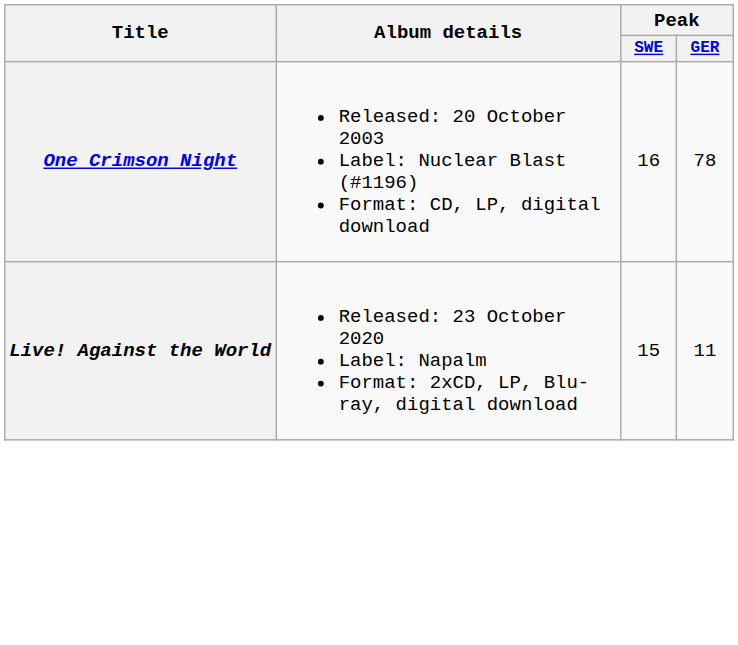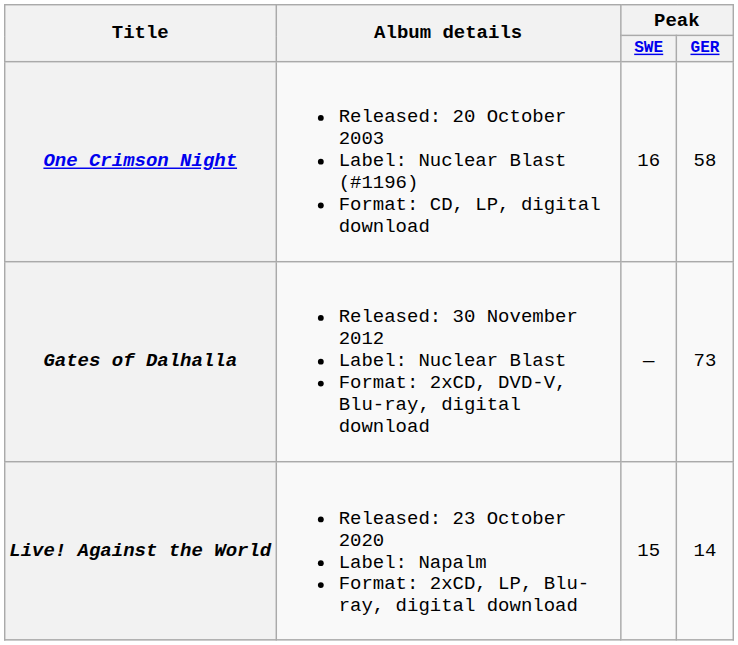(705, 161) 78 -> (705, 161) 58
+ row: (140, 362)
(705, 351) 11 -> (705, 551) 14
